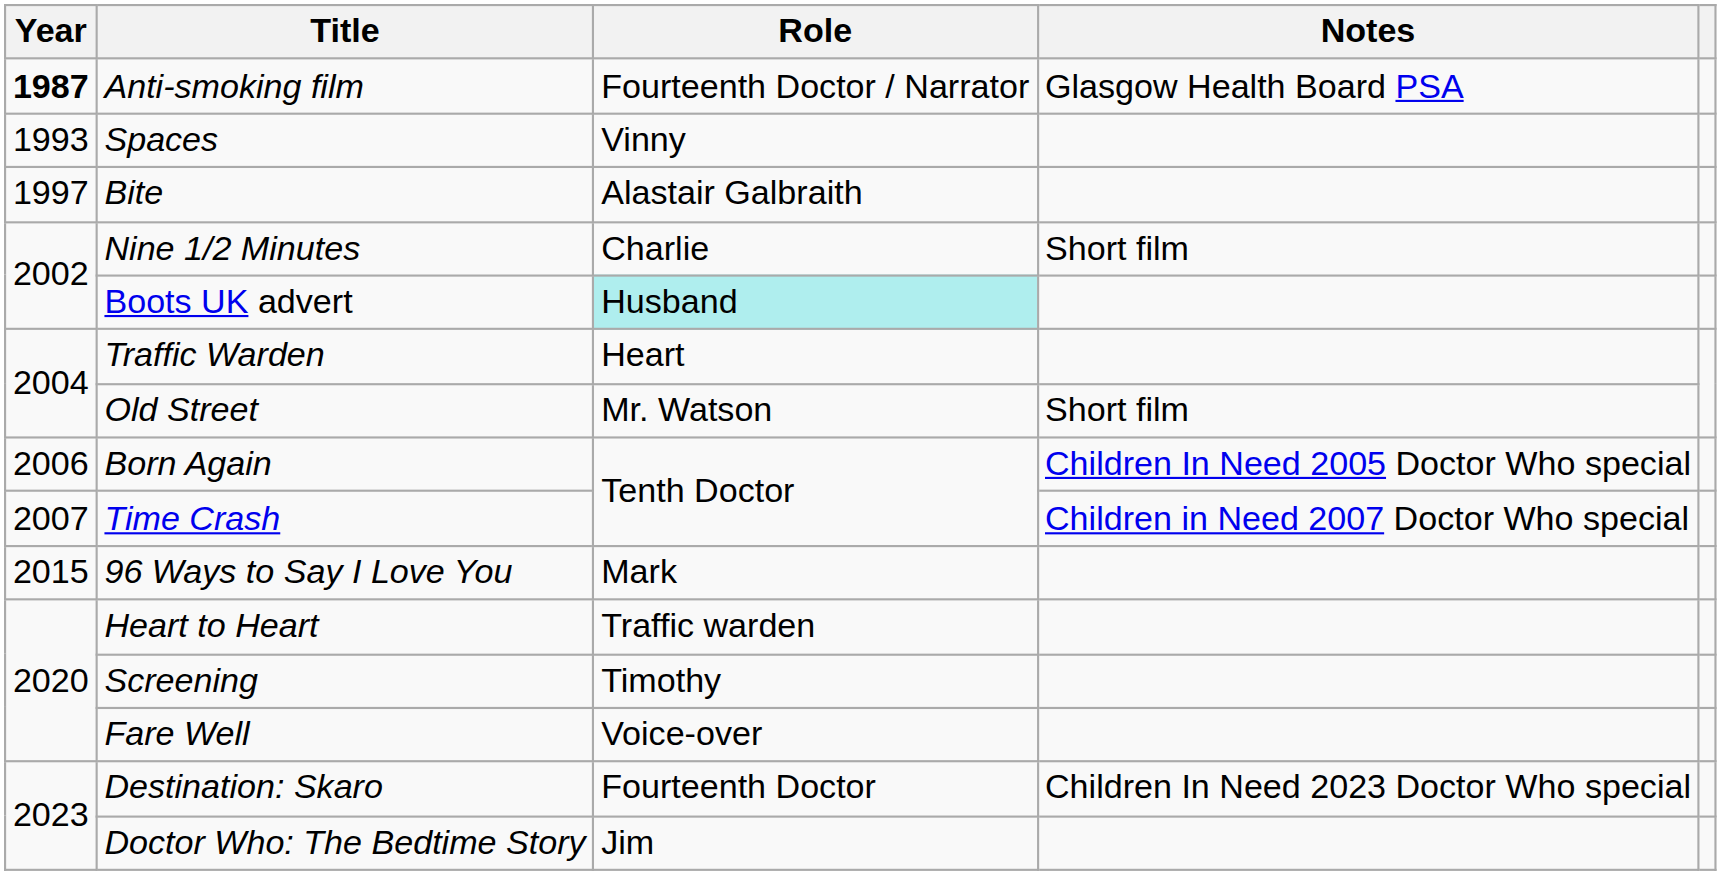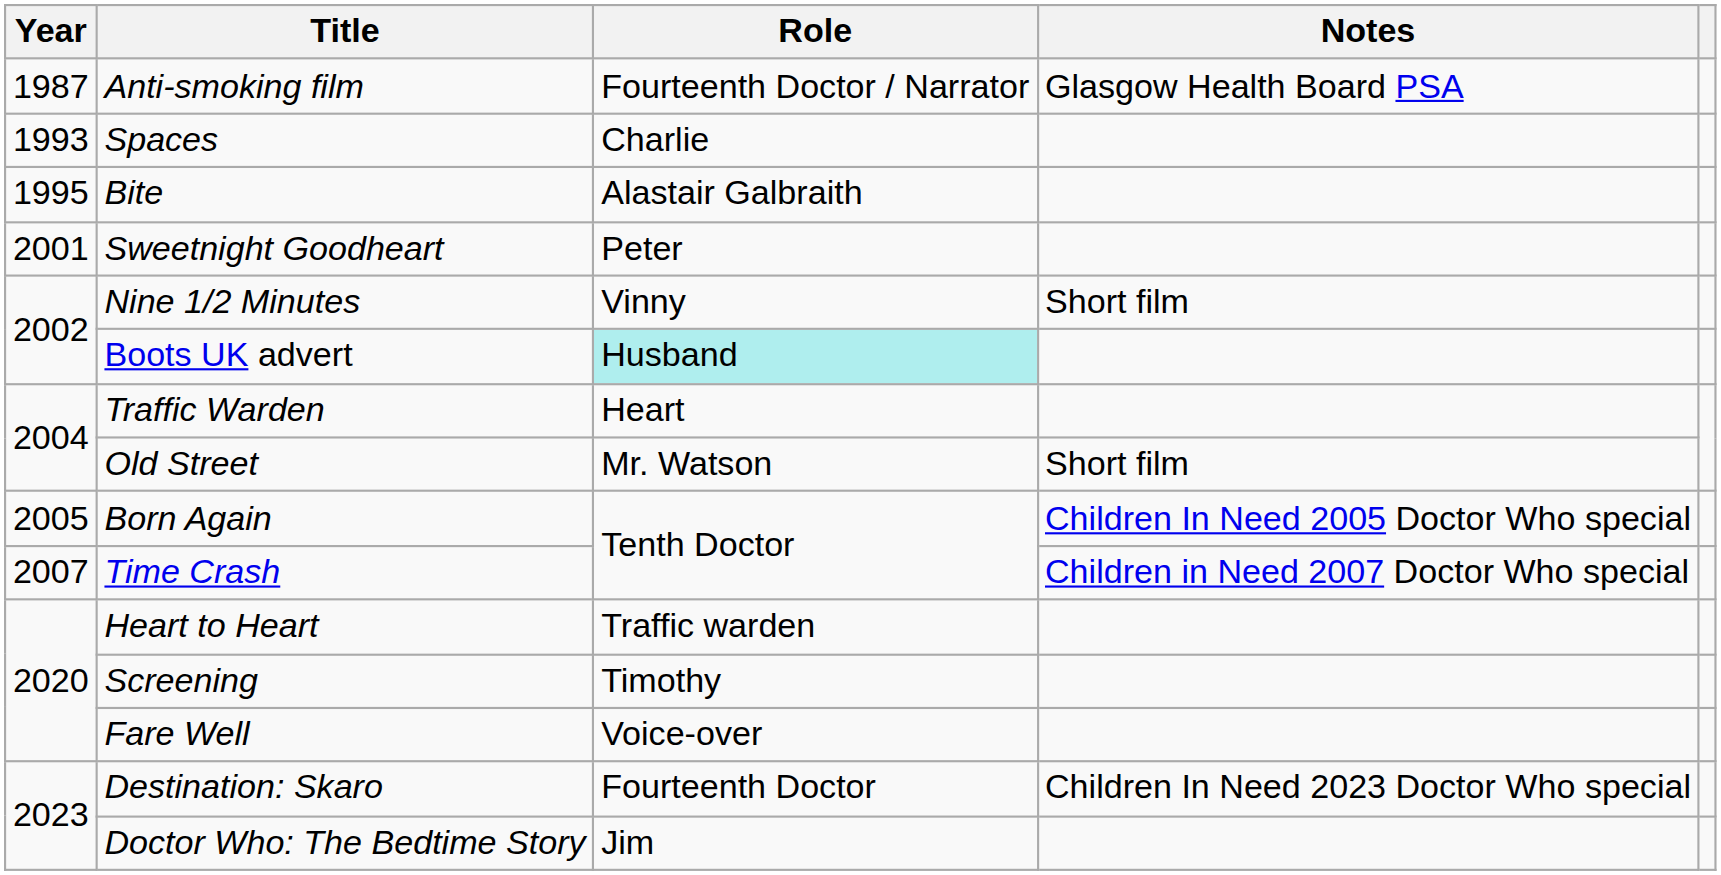(51, 85) bold -> (51, 85) normal
(644, 139) Vinny -> (655, 139) Charlie
(51, 193) 1997 -> (51, 193) 1995
+ row: (274, 247)
(655, 247) Charlie -> (644, 301) Vinny
(51, 463) 2006 -> (51, 517) 2005
- row: (308, 572)
